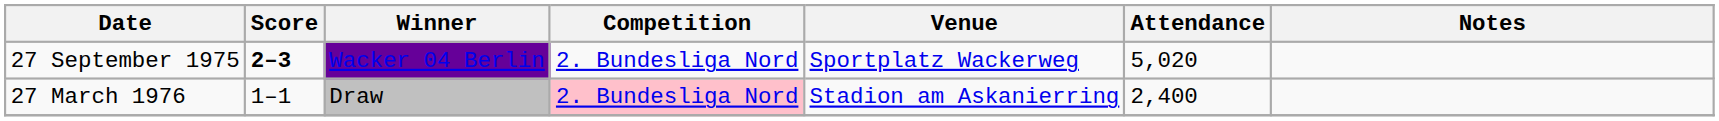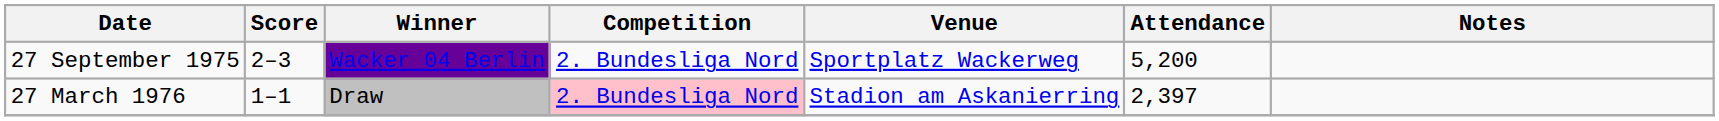(271, 61) bold -> (271, 61) normal
(1164, 61) 5,020 -> (1164, 61) 5,200
(1164, 98) 2,400 -> (1164, 98) 2,397
